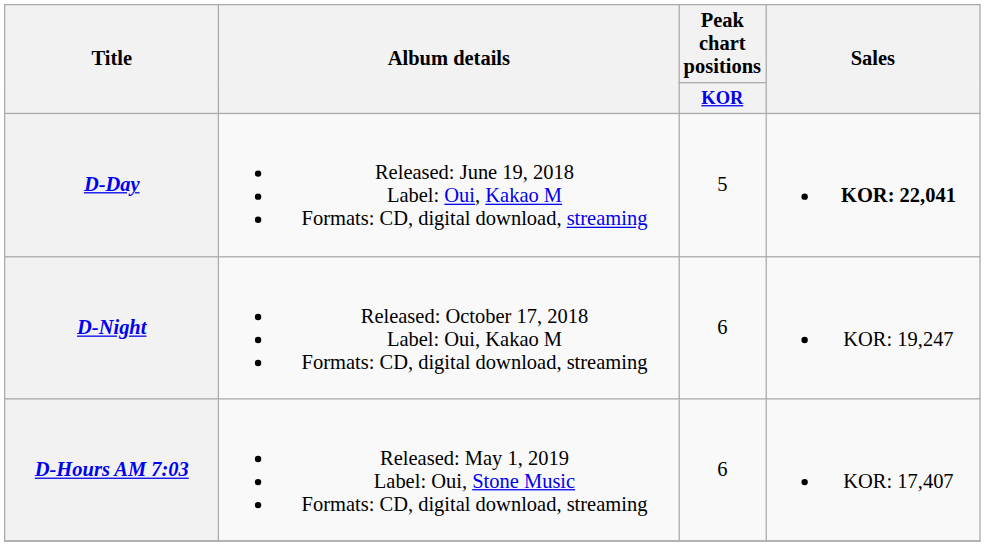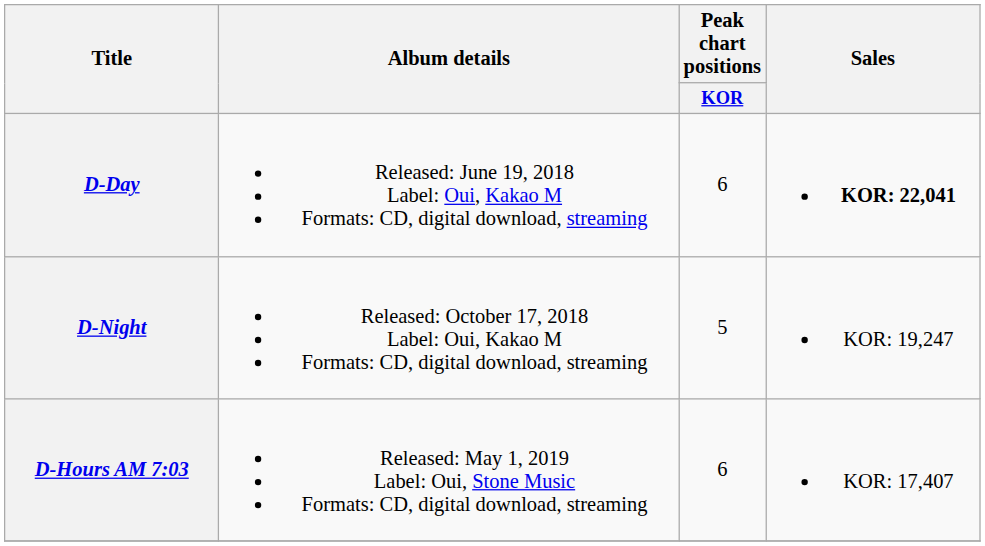(722, 184) 5 -> (722, 184) 6
(722, 327) 6 -> (722, 327) 5
